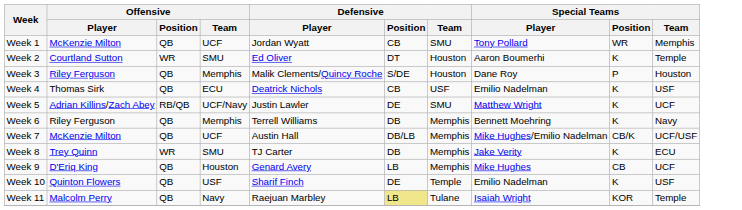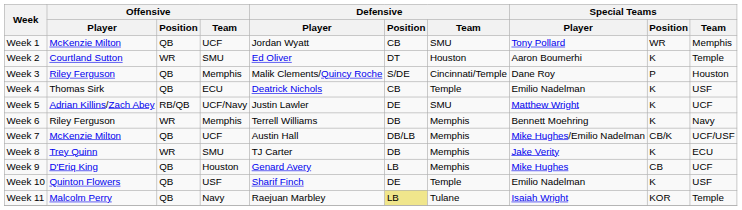(448, 74) Houston -> (468, 74) Cincinnati/Temple
(440, 89) USF -> (446, 89) Temple
(166, 120) QB -> (167, 120) WR
